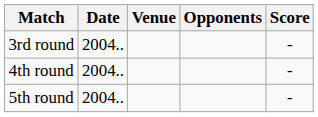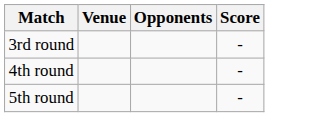- column: (103, 17)
